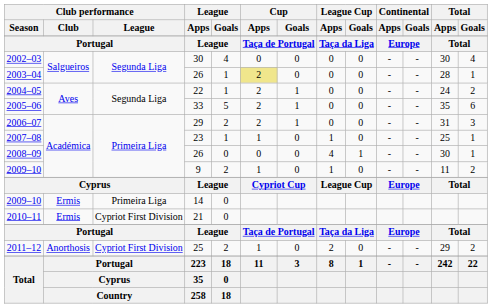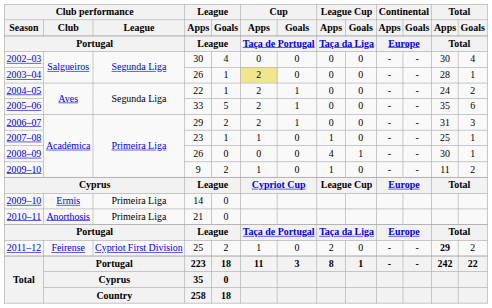(68, 216) Ermis -> (68, 216) Anorthosis
(139, 216) Cypriot First Division -> (139, 216) Primeira Liga
(68, 248) Anorthosis -> (68, 248) Feirense
(445, 248) normal -> (445, 248) bold
